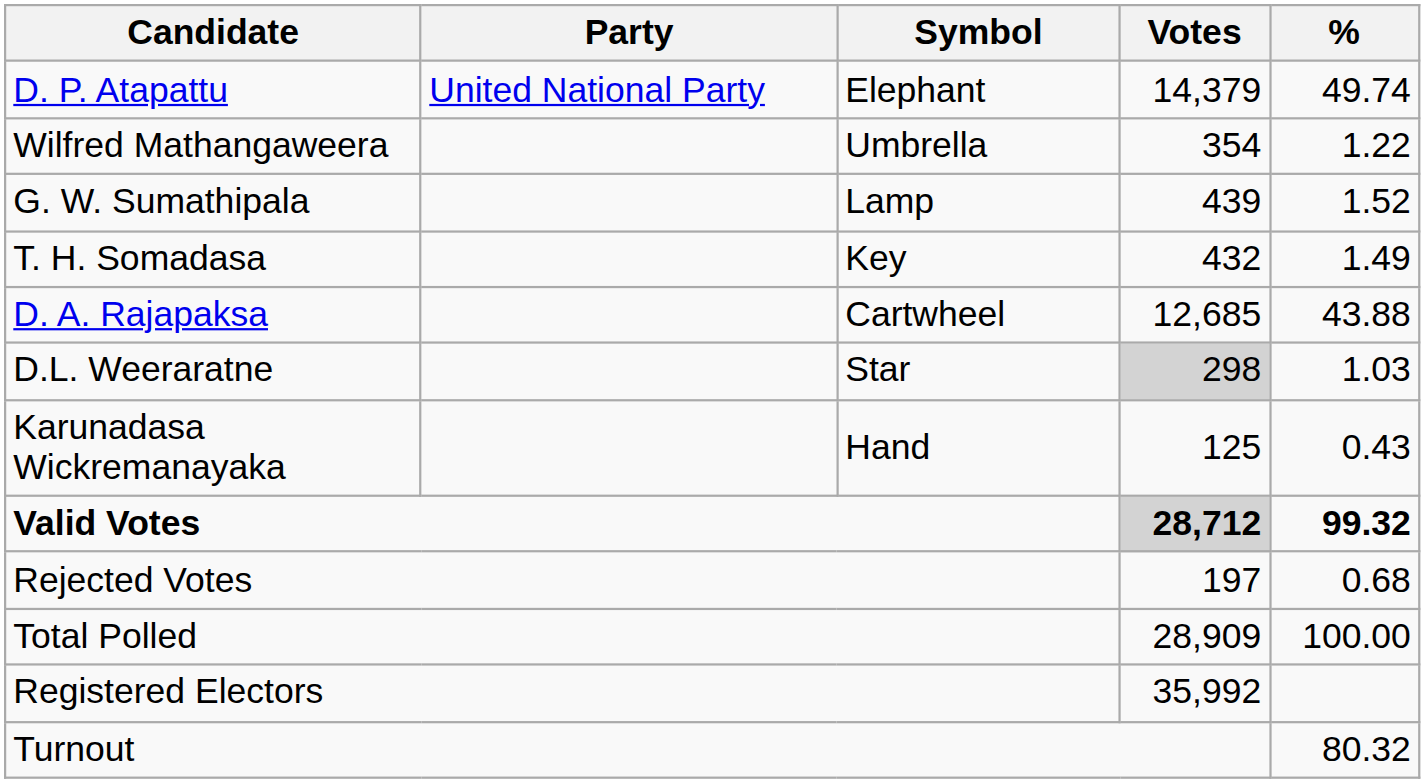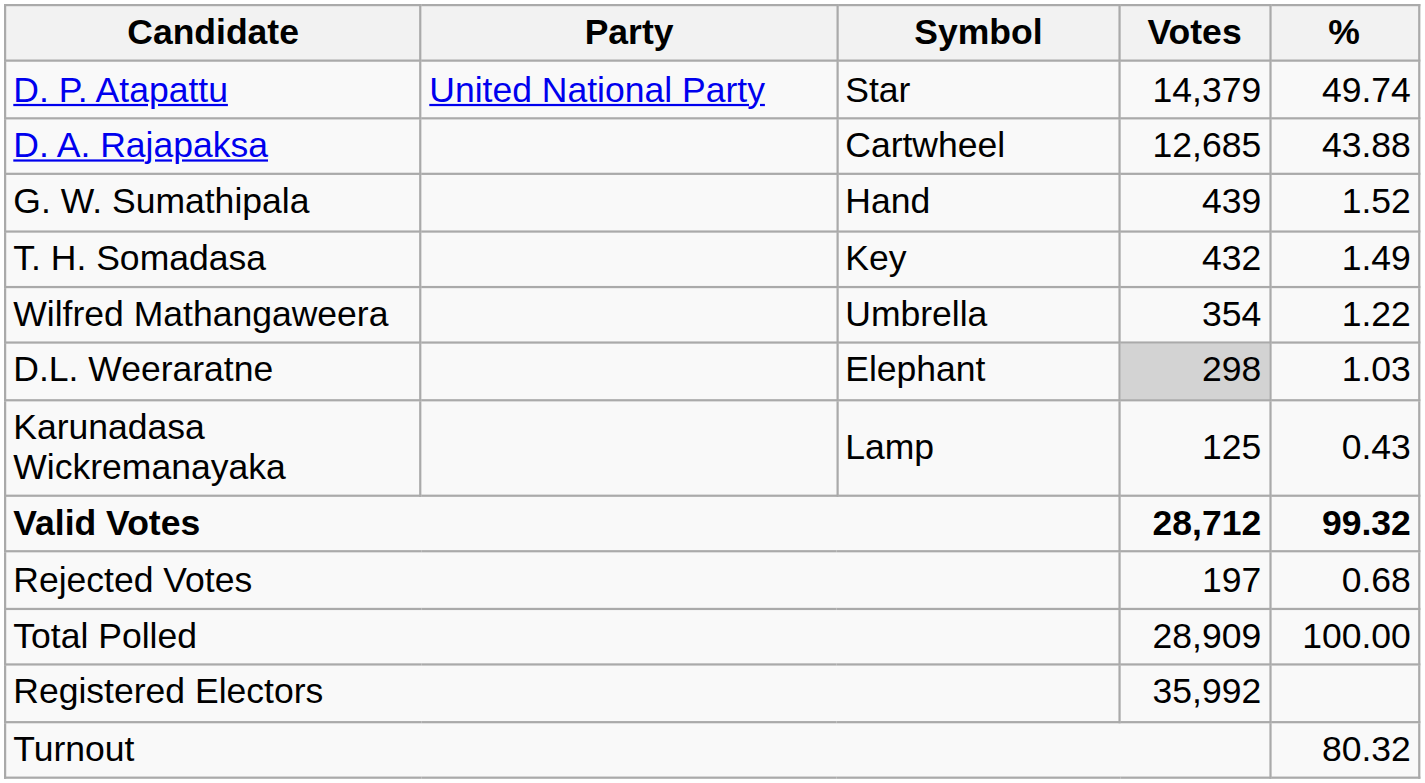(915, 88) Elephant -> (878, 88) Star
rows swapped: (141, 314) <-> (201, 145)
(890, 201) Lamp -> (888, 201) Hand
(878, 370) Star -> (915, 370) Elephant
(888, 446) Hand -> (890, 446) Lamp
(1207, 523) lightgrey background -> (1207, 523) no background
